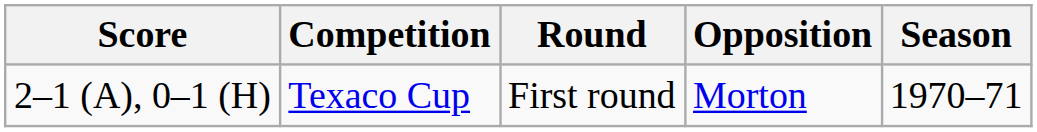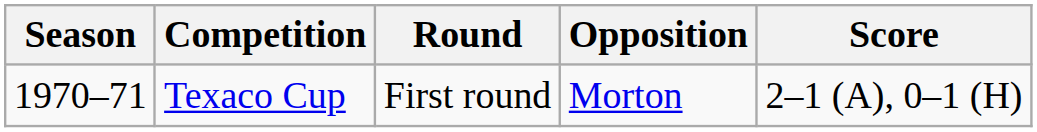columns swapped: (956, 34) <-> (142, 34)
